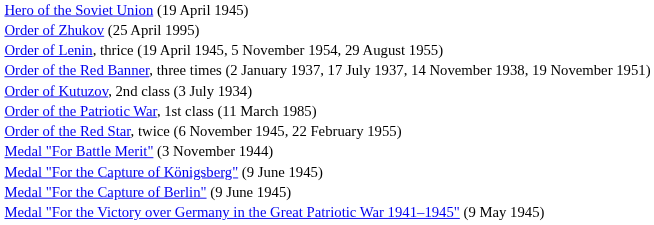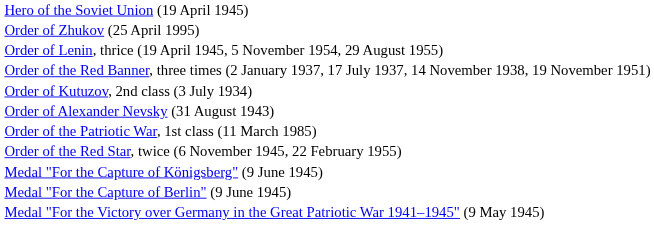+ row: (139, 111)
- row: (139, 151)
